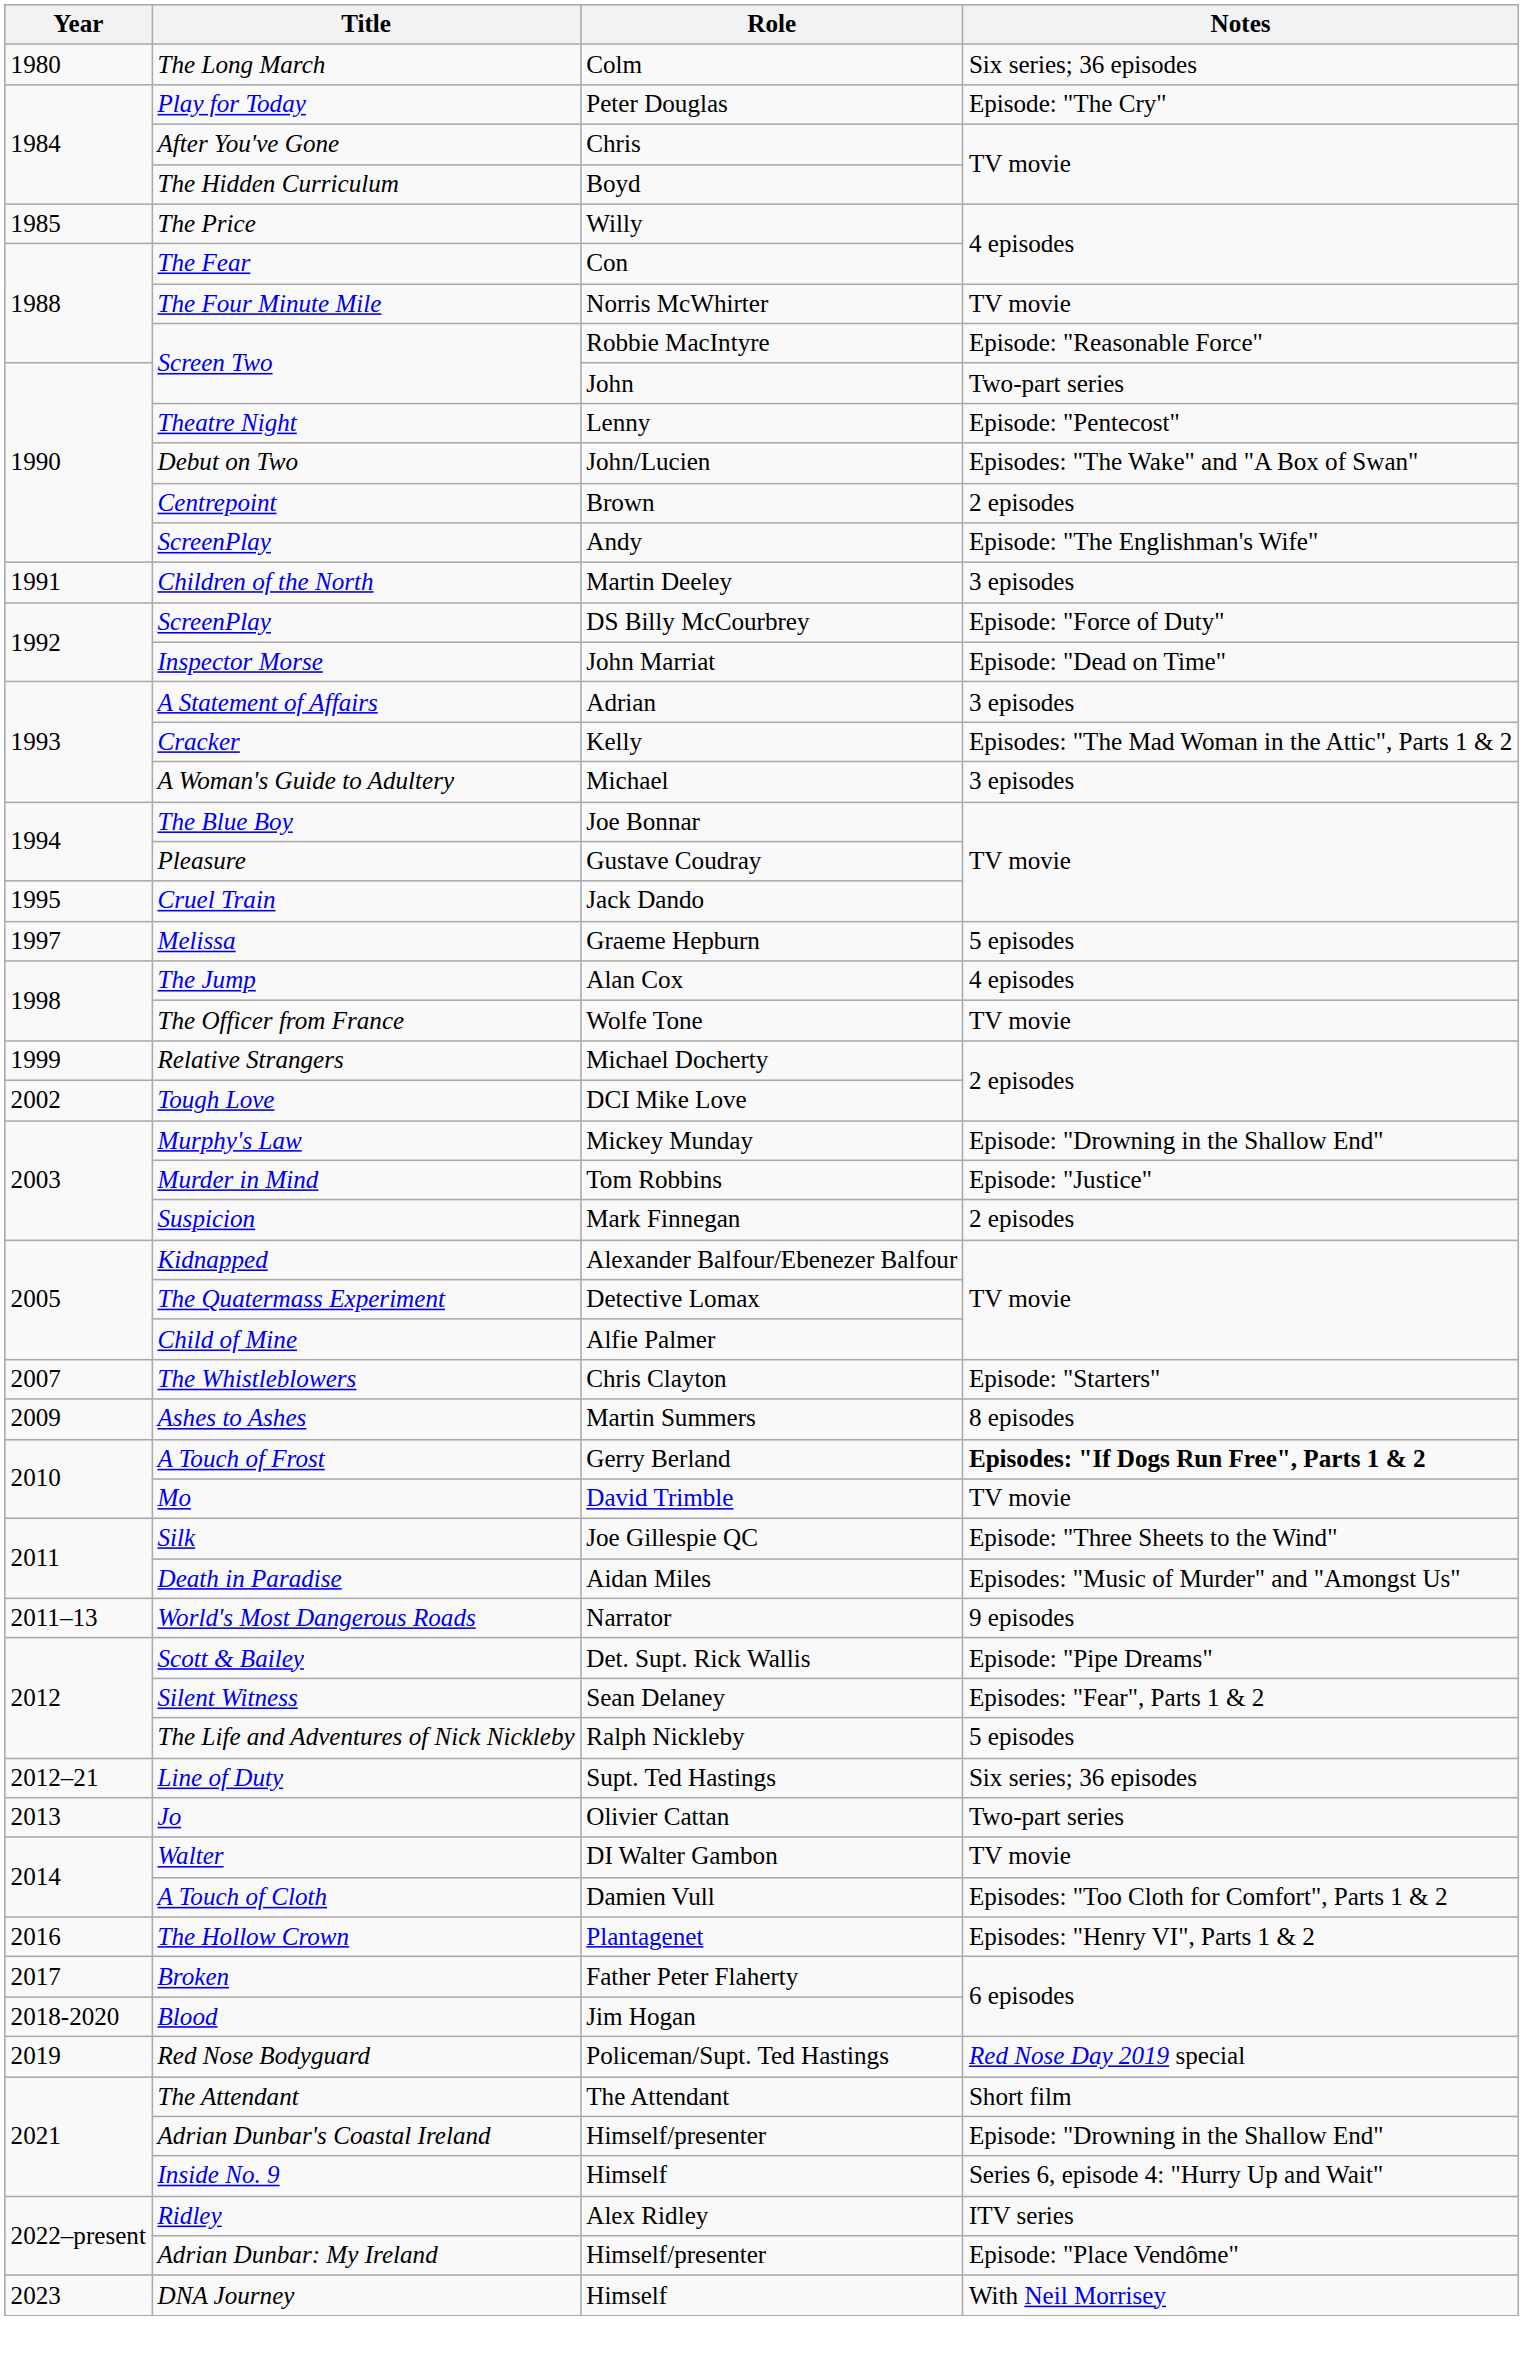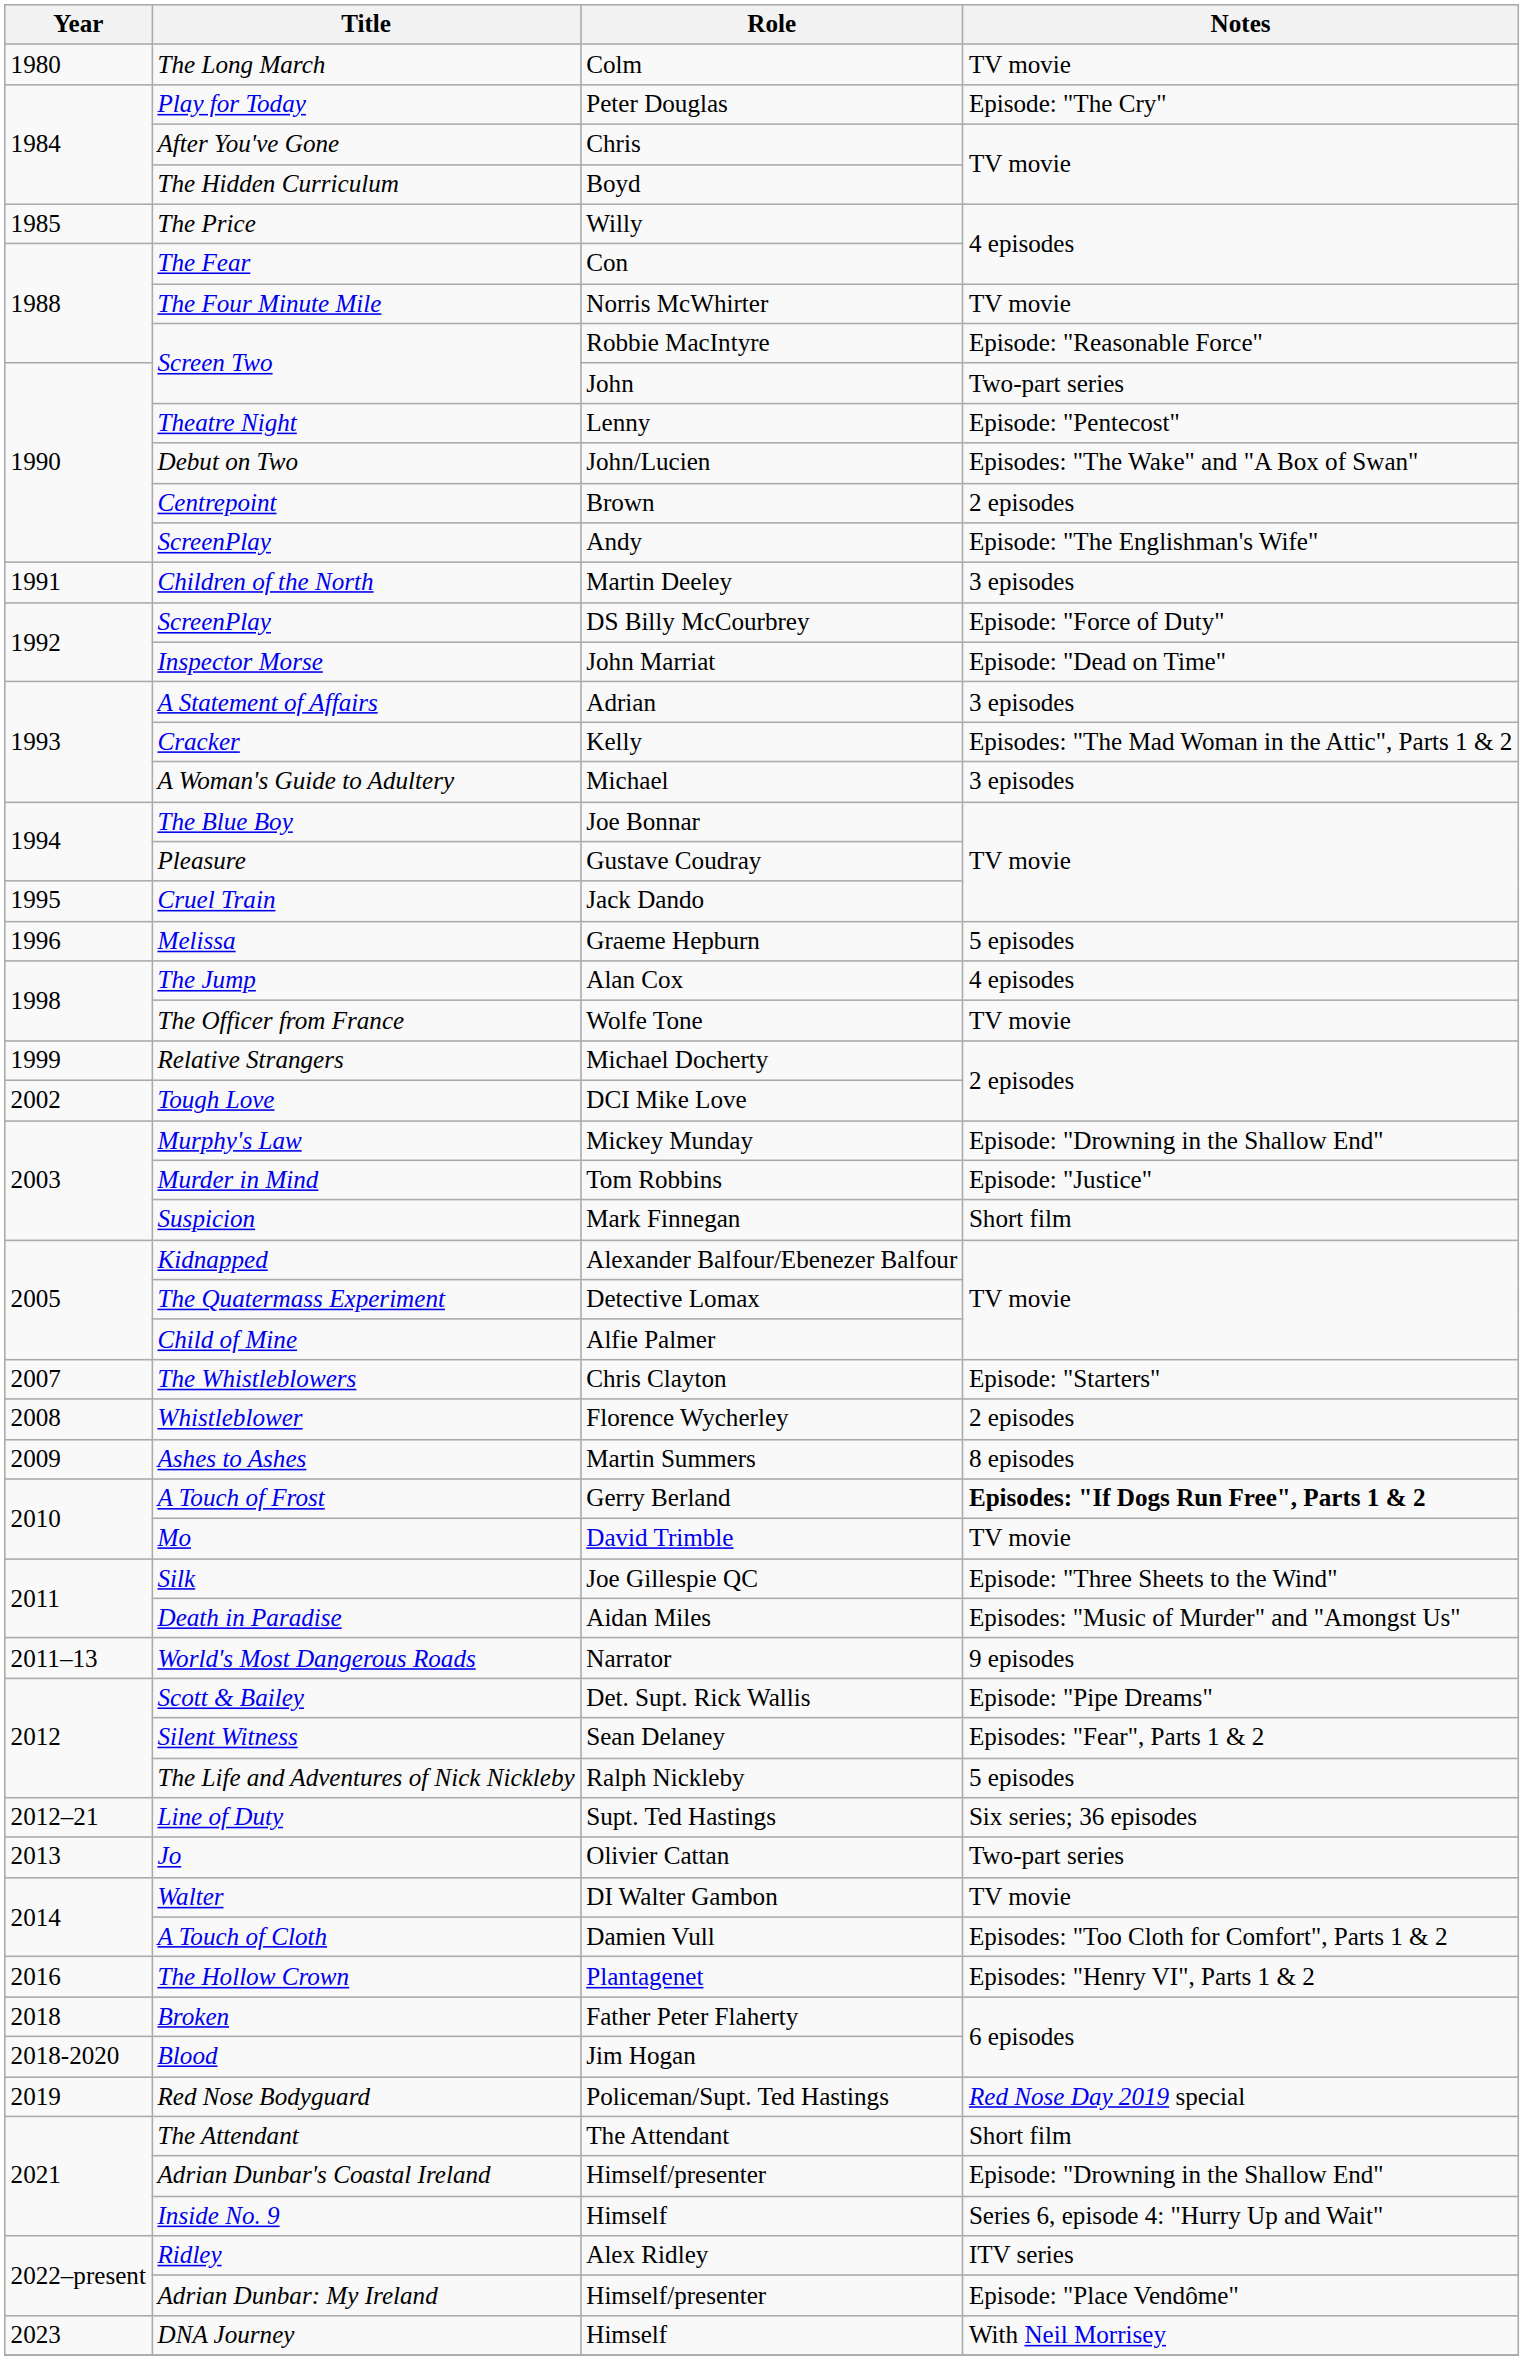(1083, 64) Six series; 36 episodes -> (1020, 64) TV movie
(36, 940) 1997 -> (36, 940) 1996
(1022, 1219) 2 episodes -> (1020, 1219) Short film
+ row: (230, 1418)
(36, 1976) 2017 -> (36, 2016) 2018
